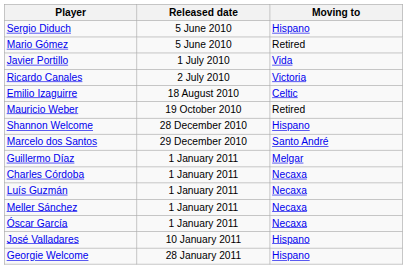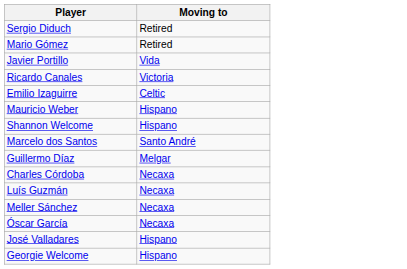- column: (203, 12)
(291, 28) Hispano -> (156, 28) Retired
(289, 110) Retired -> (158, 110) Hispano
